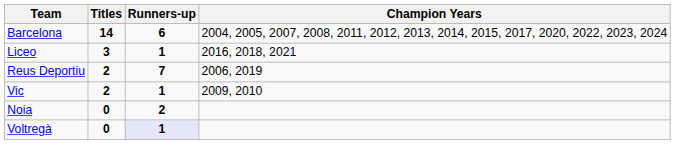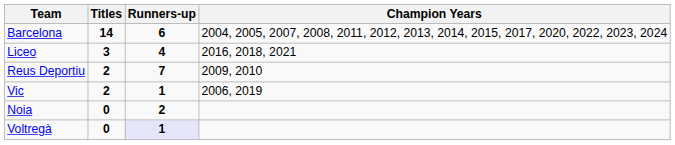(162, 52) 1 -> (162, 52) 4
(232, 71) 2006, 2019 -> (232, 71) 2009, 2010
(232, 91) 2009, 2010 -> (232, 91) 2006, 2019
